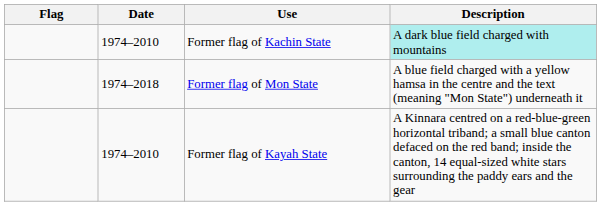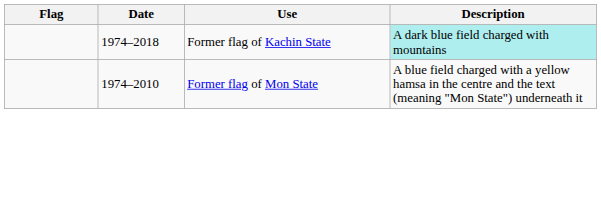(130, 42) 1974–2010 -> (130, 42) 1974–2018
(130, 84) 1974–2018 -> (130, 84) 1974–2010
- row: (257, 154)
